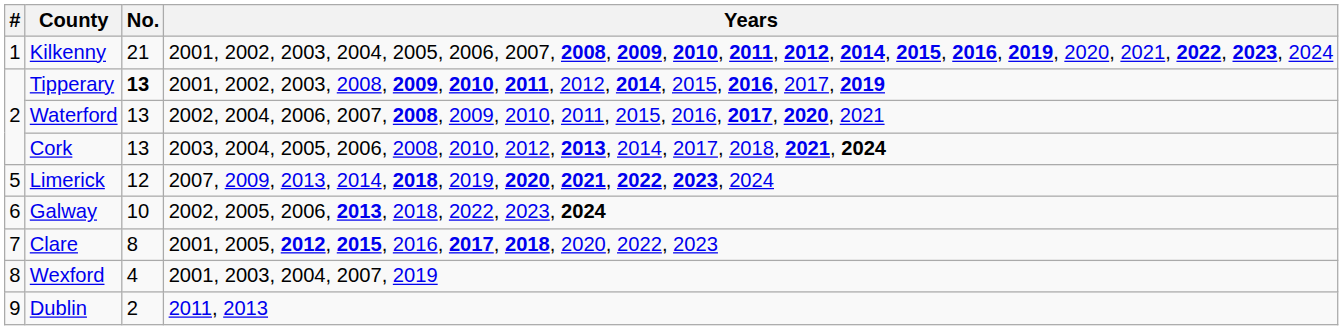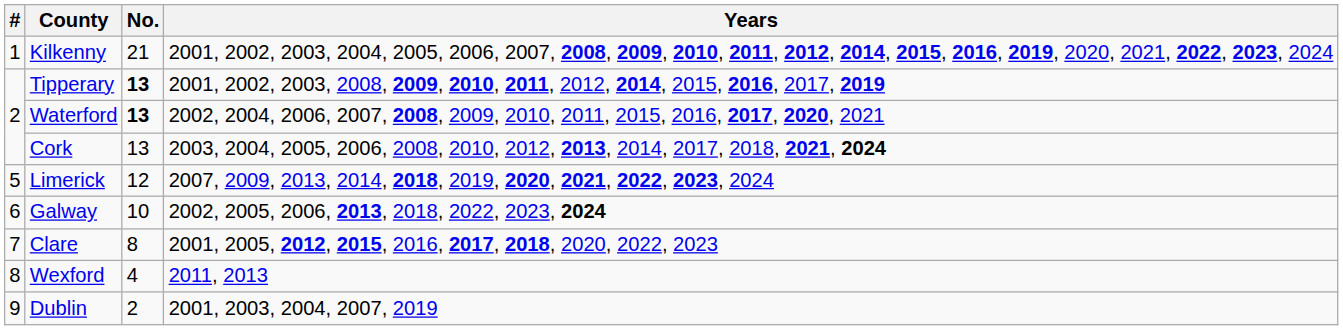(138, 116) normal -> (138, 116) bold
(303, 276) 2001, 2003, 2004, 2007, 2019 -> (218, 276) 2011, 2013
(218, 308) 2011, 2013 -> (303, 308) 2001, 2003, 2004, 2007, 2019
